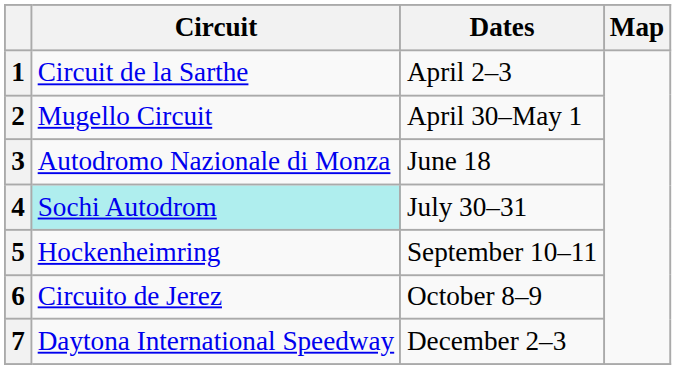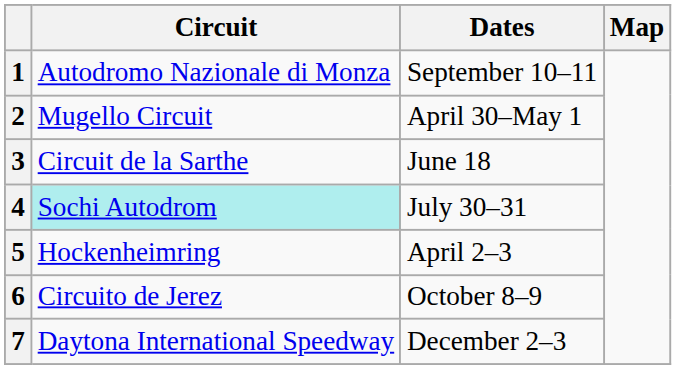(143, 72) Circuit de la Sarthe -> (214, 72) Autodromo Nazionale di Monza
(459, 72) April 2–3 -> (502, 72) September 10–11
(214, 161) Autodromo Nazionale di Monza -> (143, 161) Circuit de la Sarthe
(502, 251) September 10–11 -> (459, 251) April 2–3
